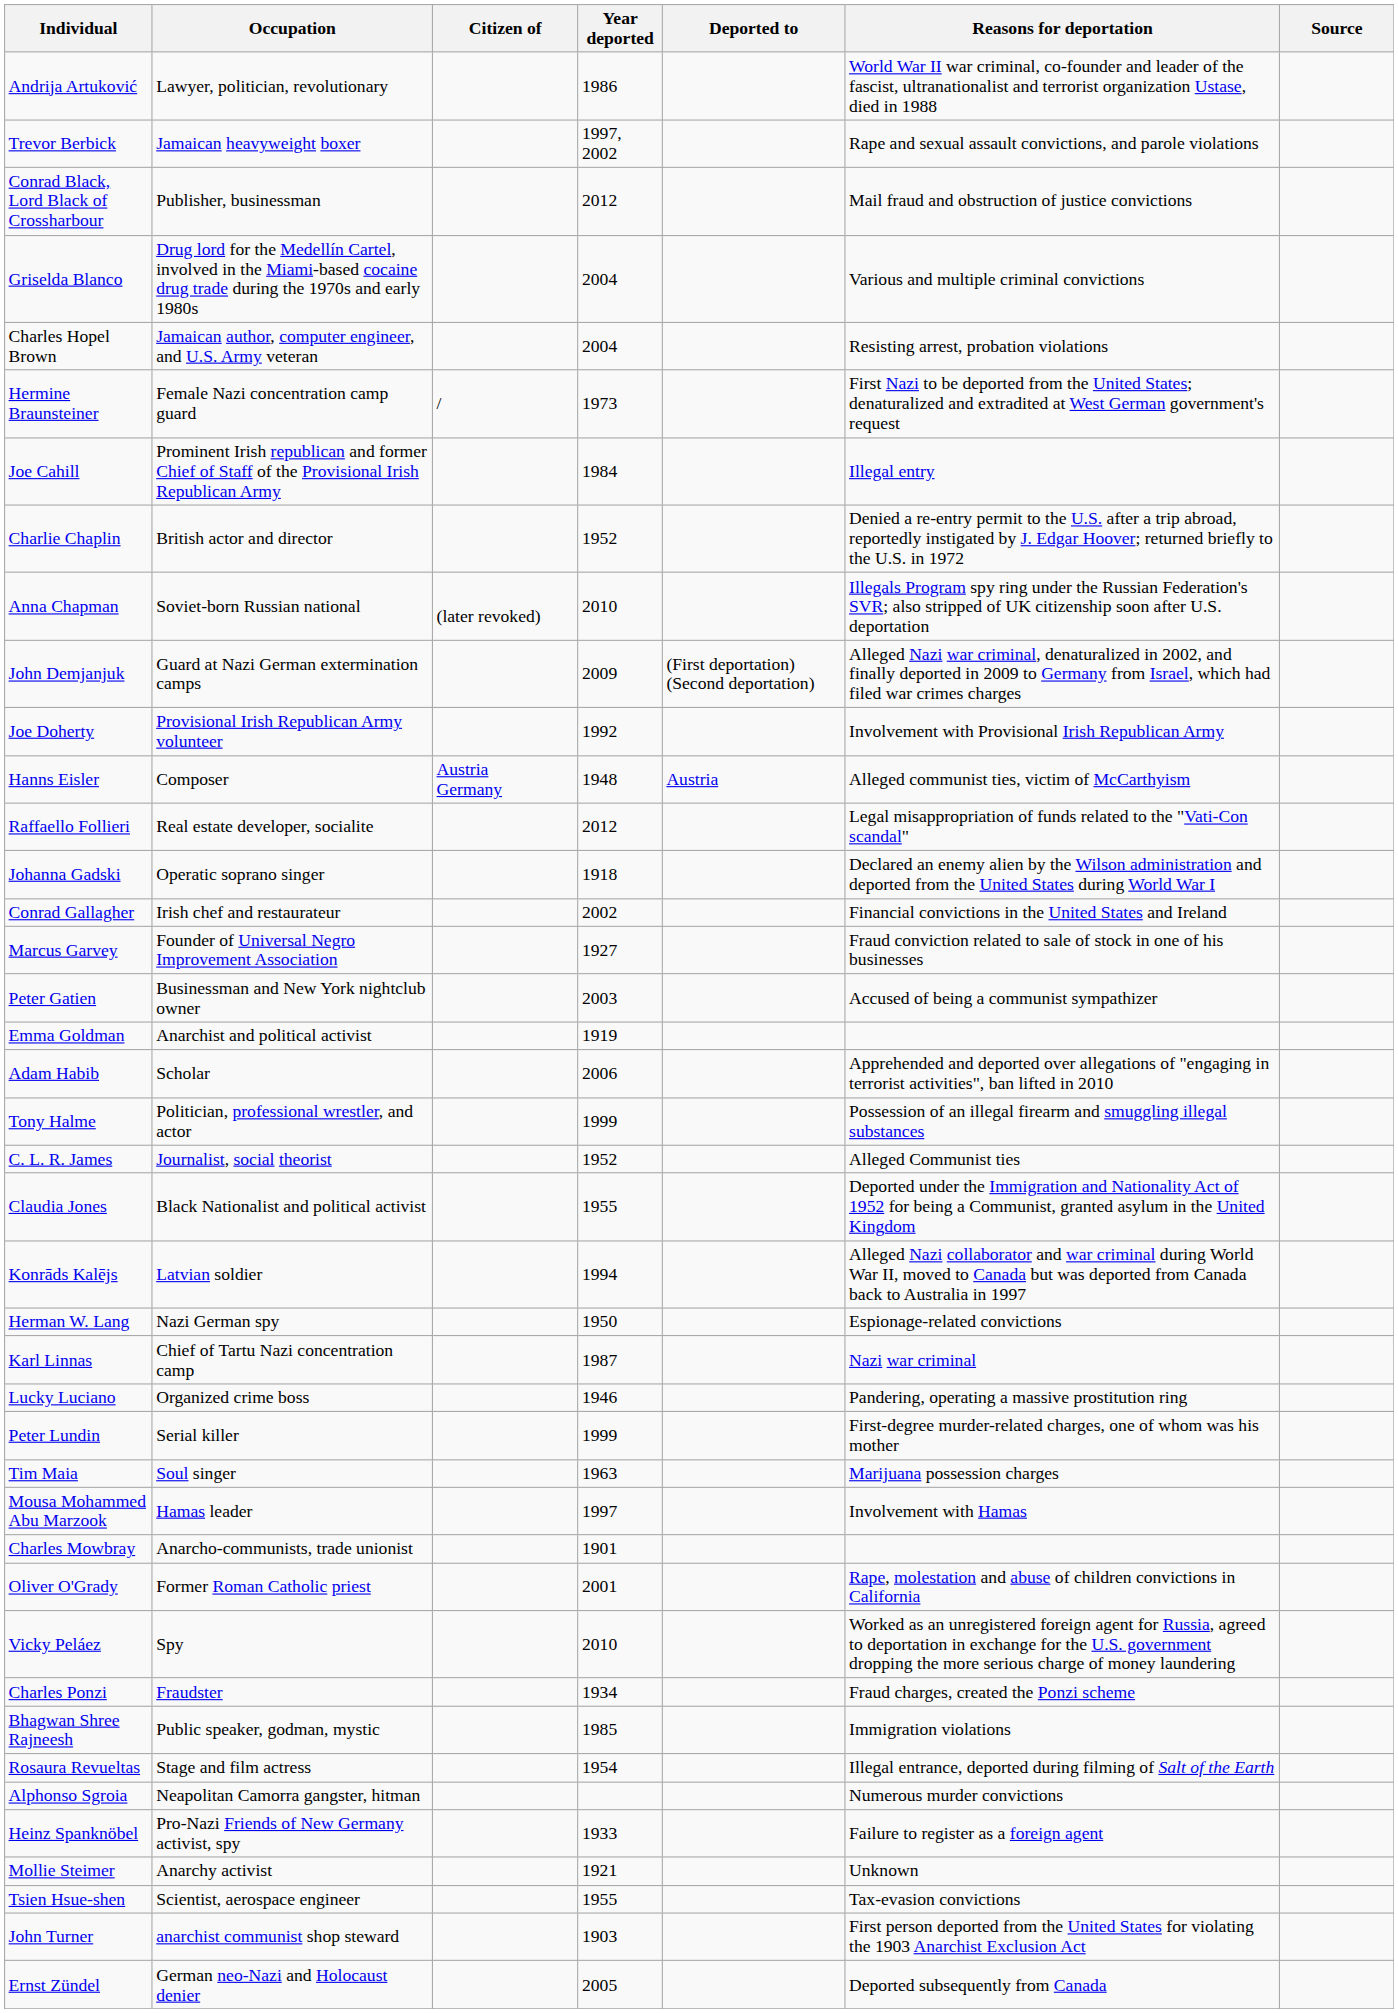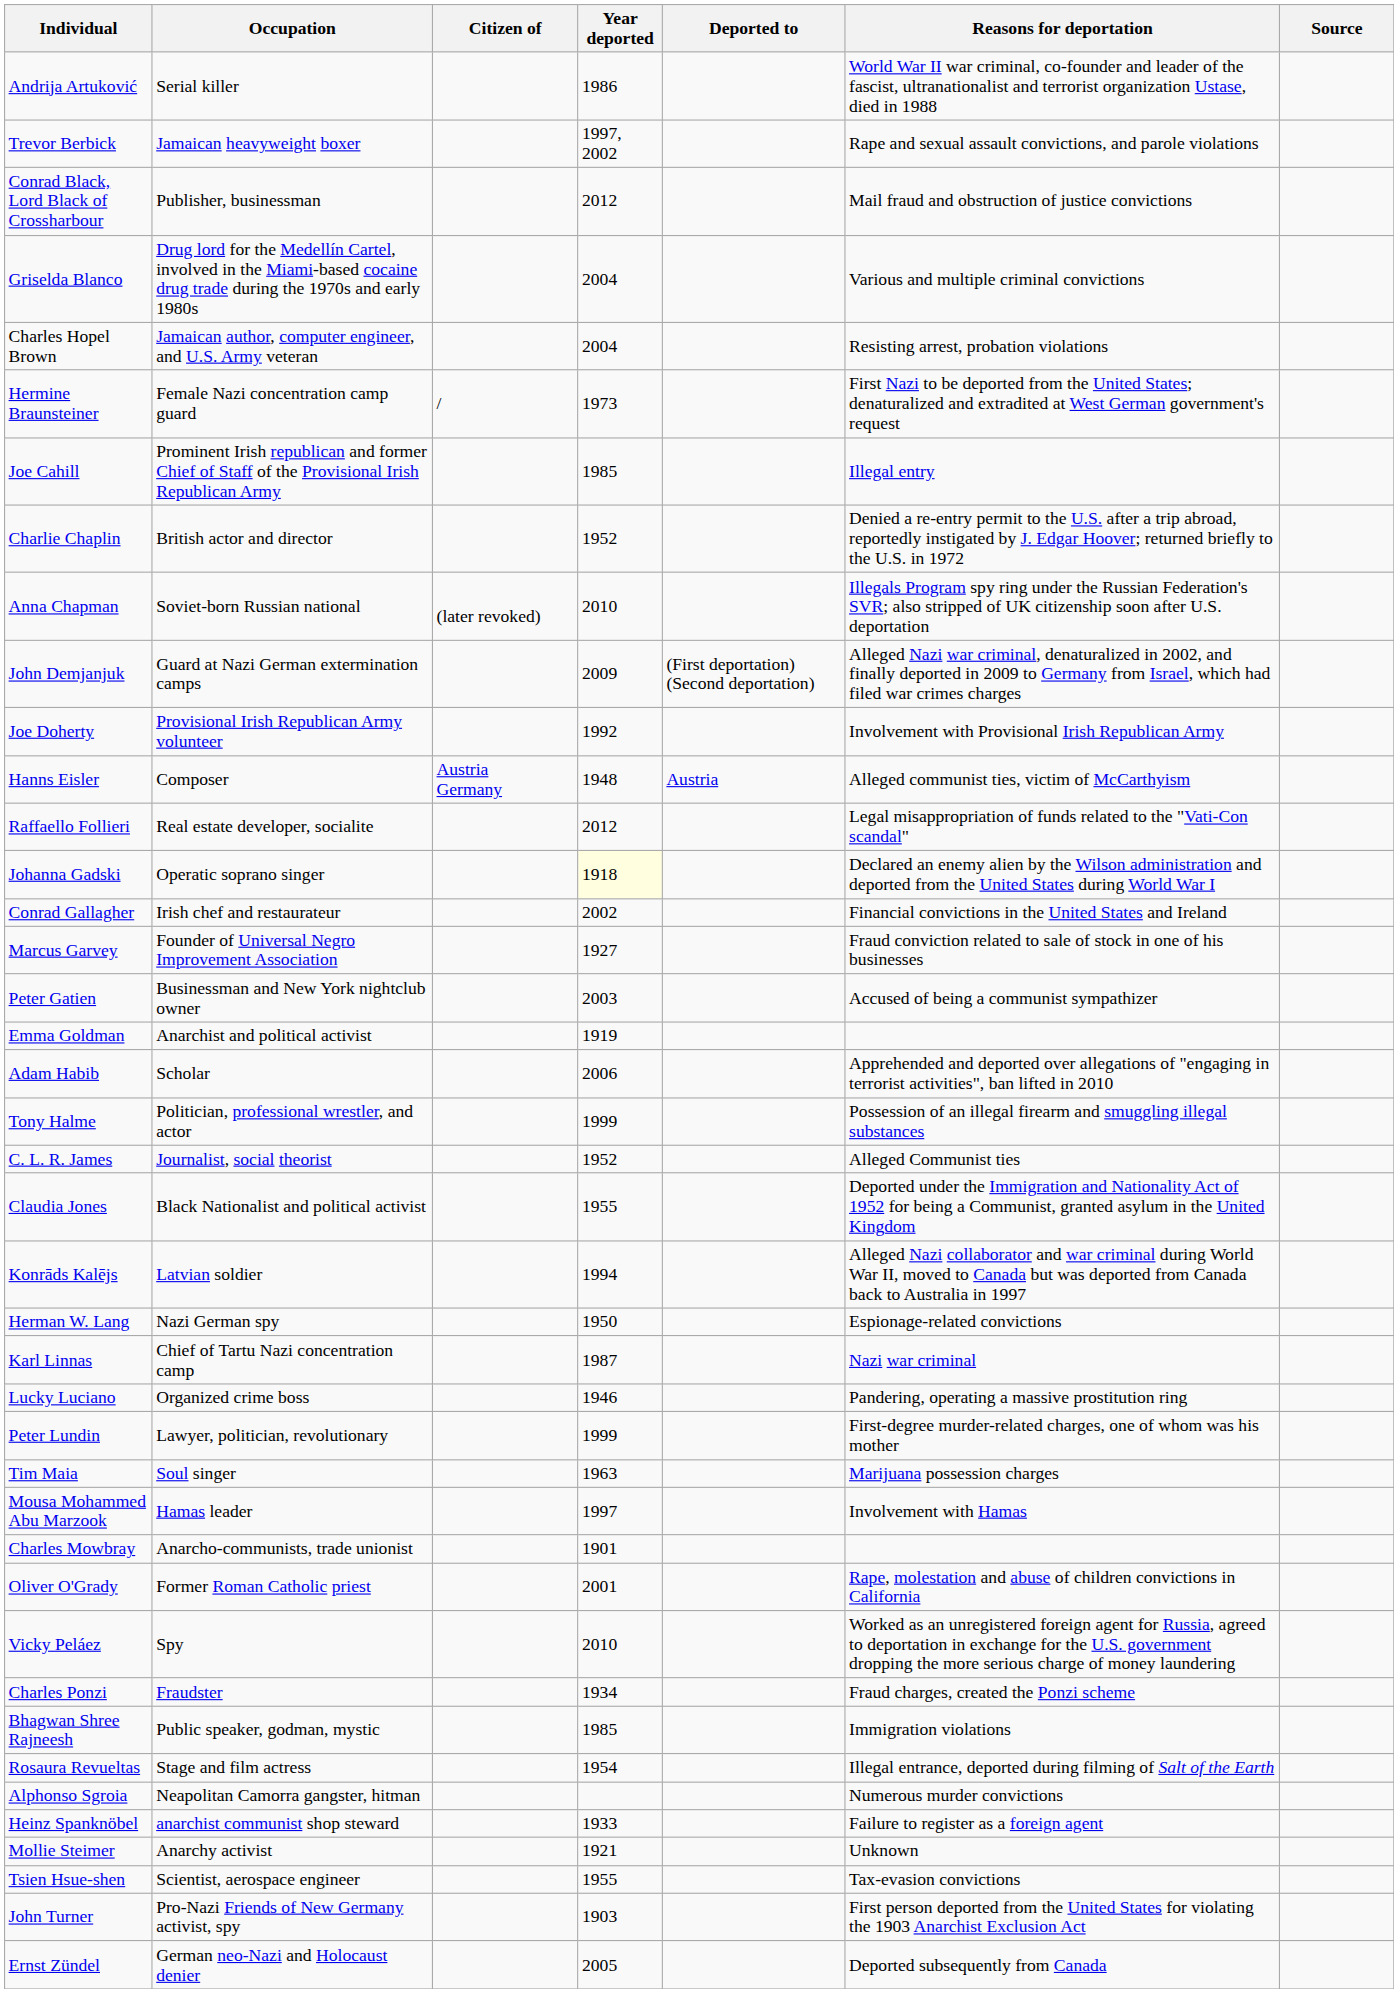(272, 85) Lawyer, politician, revolutionary -> (197, 85) Serial killer
(600, 471) 1984 -> (600, 471) 1985
(600, 874) no background -> (600, 874) lightyellow background
(197, 1435) Serial killer -> (272, 1435) Lawyer, politician, revolutionary
(280, 1833) Pro-Nazi Friends of New Germany activist, spy -> (278, 1823) anarchist communist shop steward
(278, 1936) anarchist communist shop steward -> (280, 1917) Pro-Nazi Friends of New Germany activist, spy
